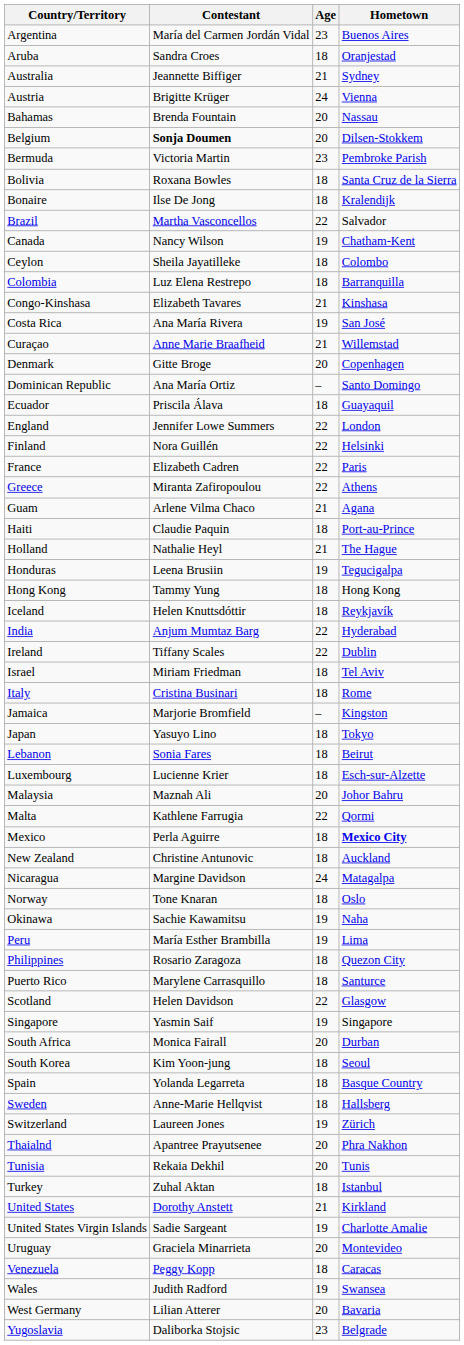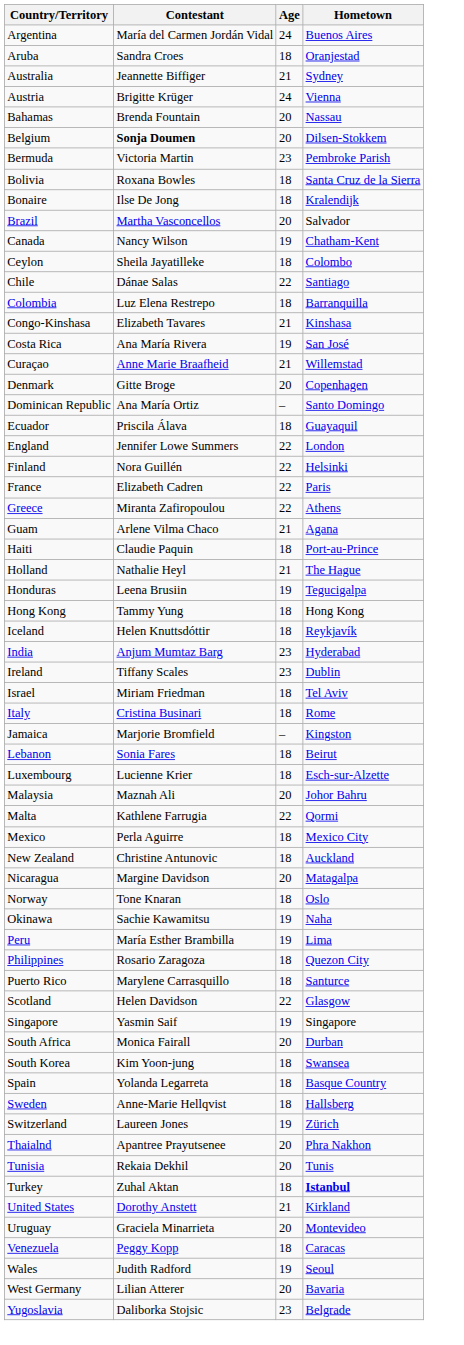(321, 35) 23 -> (285, 35) 24
(321, 220) 22 -> (285, 220) 20
+ row: (21, 282)
(321, 631) 22 -> (285, 652) 23
(321, 652) 22 -> (285, 672) 23
- row: (21, 734)
(374, 837) bold -> (337, 837) normal
(321, 878) 24 -> (285, 878) 20
(356, 1063) Seoul -> (327, 1063) Swansea
(362, 1186) normal -> (328, 1186) bold
- row: (77, 1227)
(364, 1289) Swansea -> (320, 1268) Seoul
